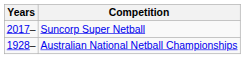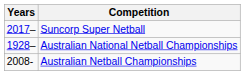+ row: (118, 62)
